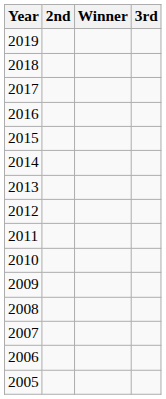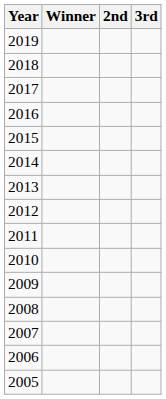columns swapped: (103, 16) <-> (58, 16)
